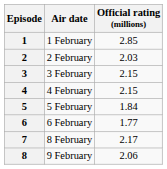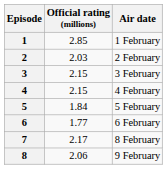columns swapped: (69, 18) <-> (129, 18)
